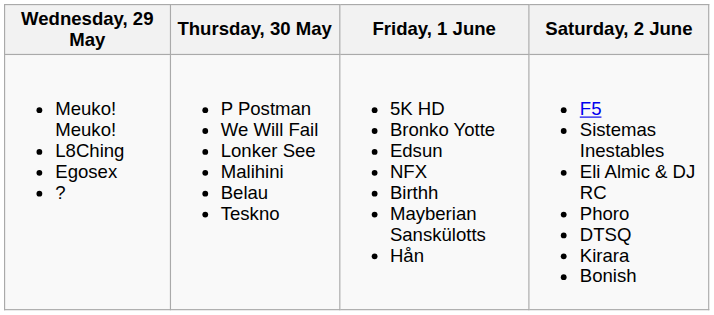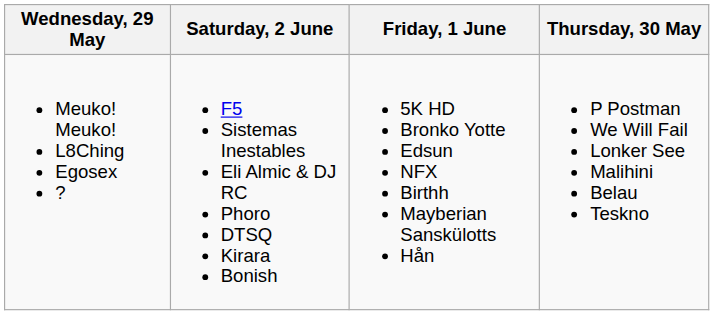columns swapped: (255, 29) <-> (619, 29)
